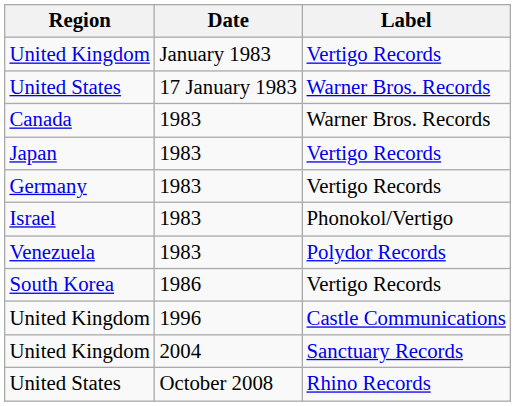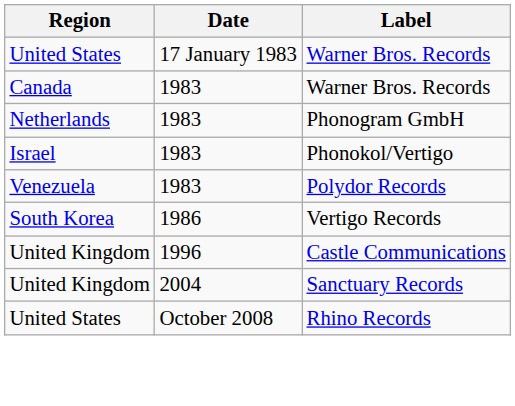- row: (80, 53)
- row: (33, 152)
- row: (48, 185)
+ row: (60, 119)
